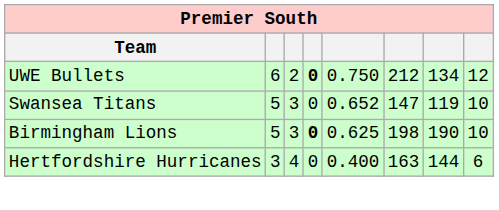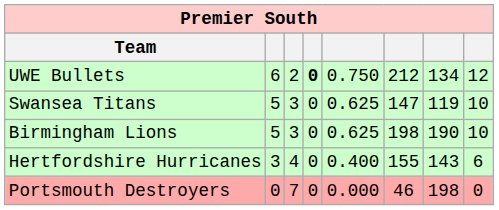(353, 105) 0.652 -> (353, 105) 0.625
(313, 133) bold -> (313, 133) normal
(403, 162) 163 -> (403, 162) 155
(443, 162) 144 -> (443, 162) 143
+ row: (119, 191)
